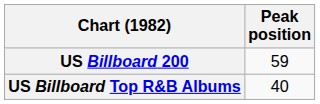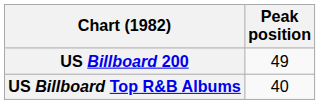(280, 61) 59 -> (280, 61) 49
